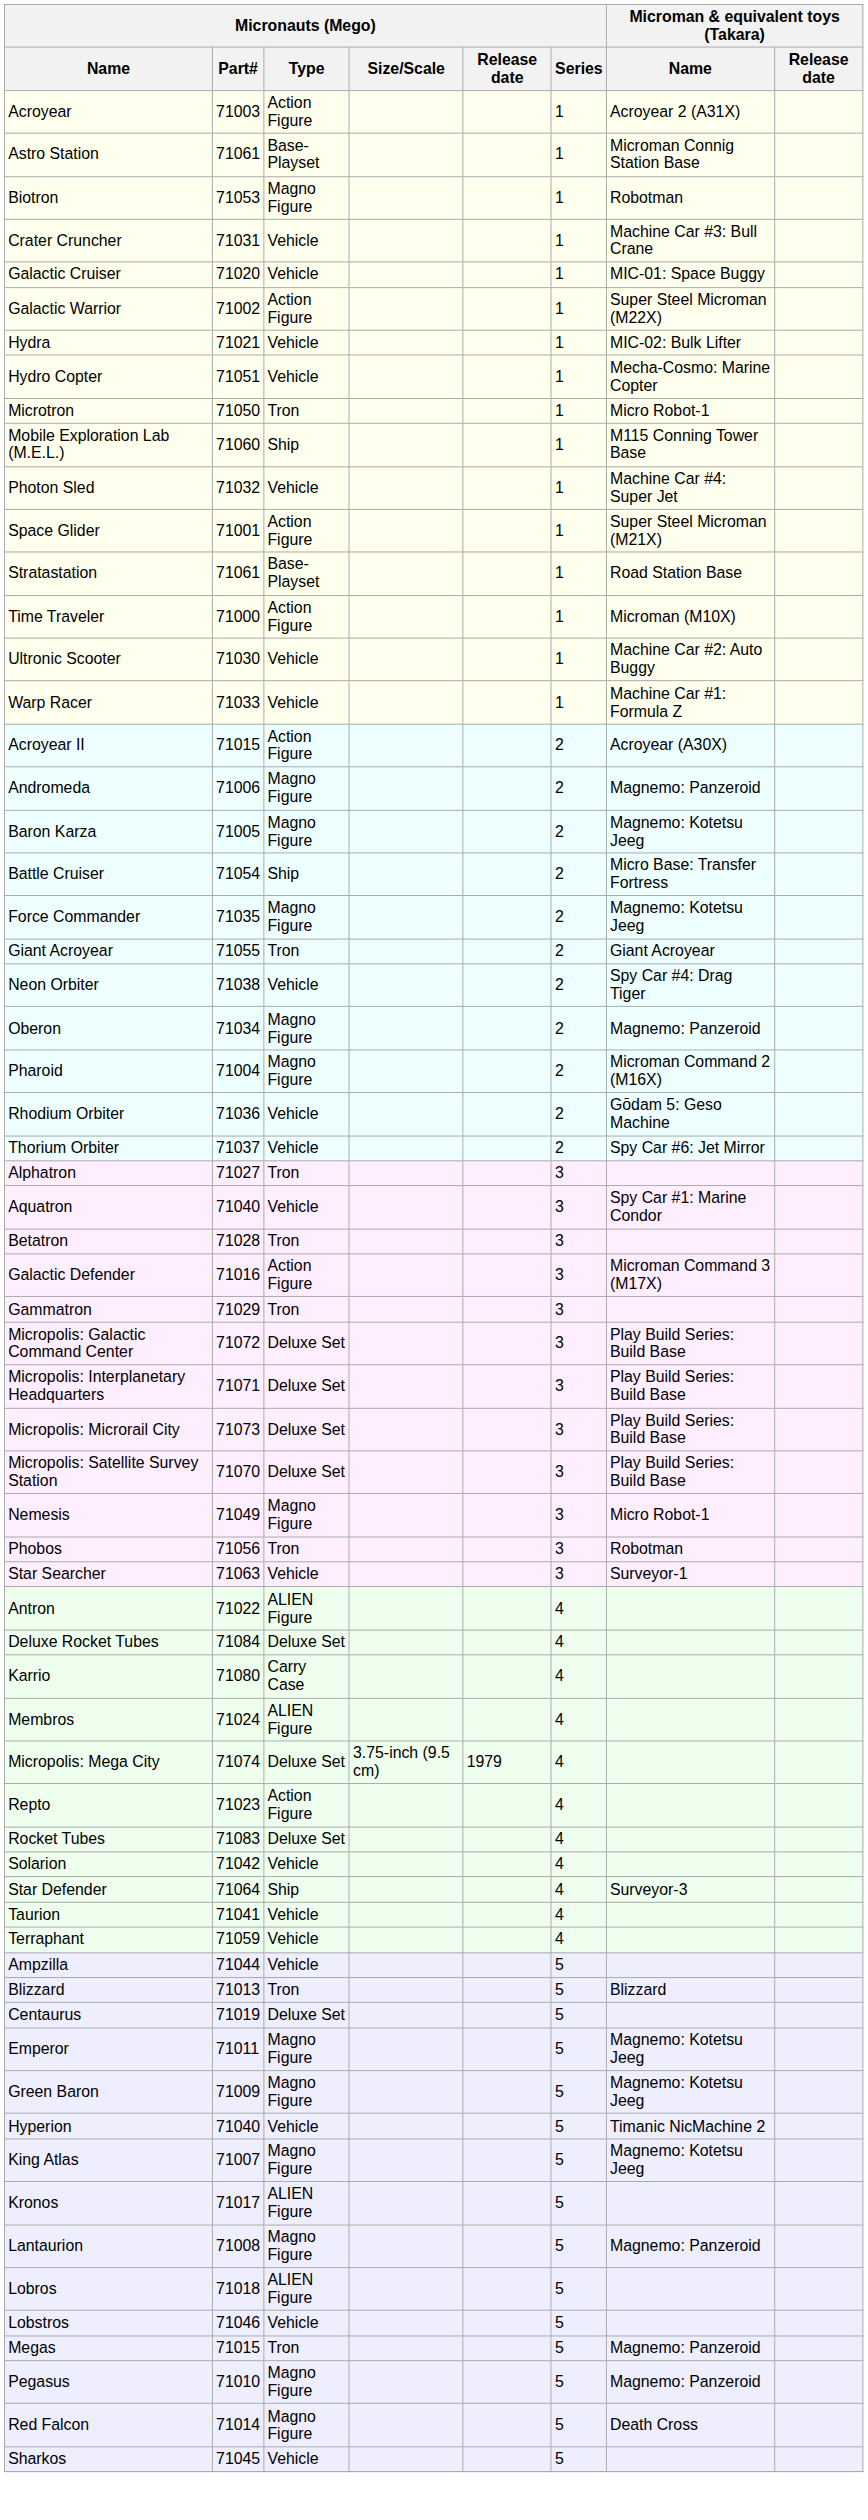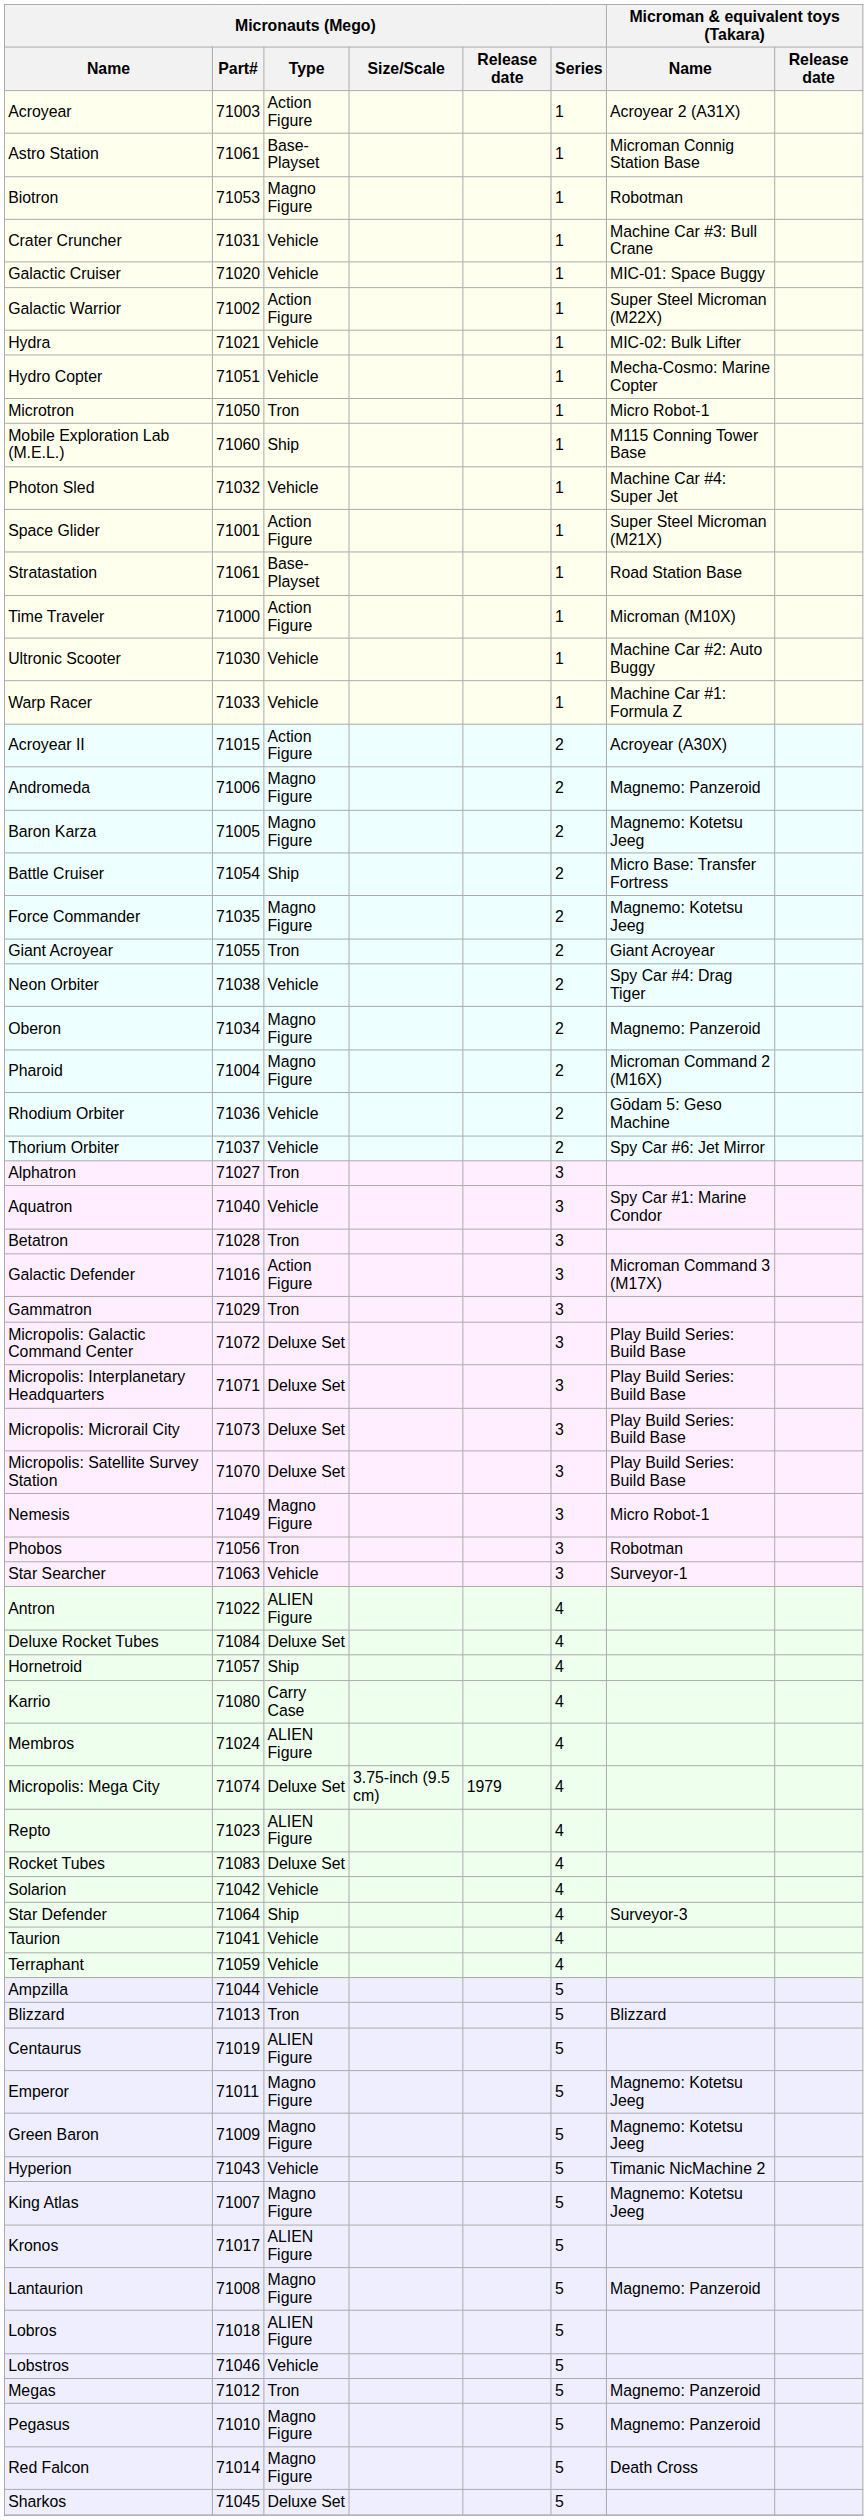+ row: (45, 1667)
(290, 1805) Action Figure -> (290, 1830) ALIEN Figure
(306, 2015) Deluxe Set -> (290, 2049) ALIEN Figure
(238, 2126) 71040 -> (238, 2169) 71043
(238, 2348) 71015 -> (238, 2391) 71012
(293, 2459) Vehicle -> (306, 2502) Deluxe Set
